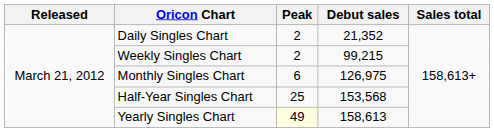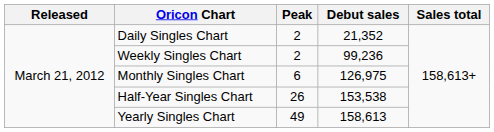(363, 55) 99,215 -> (363, 55) 99,236
(297, 96) 25 -> (297, 96) 26
(363, 96) 153,568 -> (363, 96) 153,538
(297, 117) lightyellow background -> (297, 117) no background
